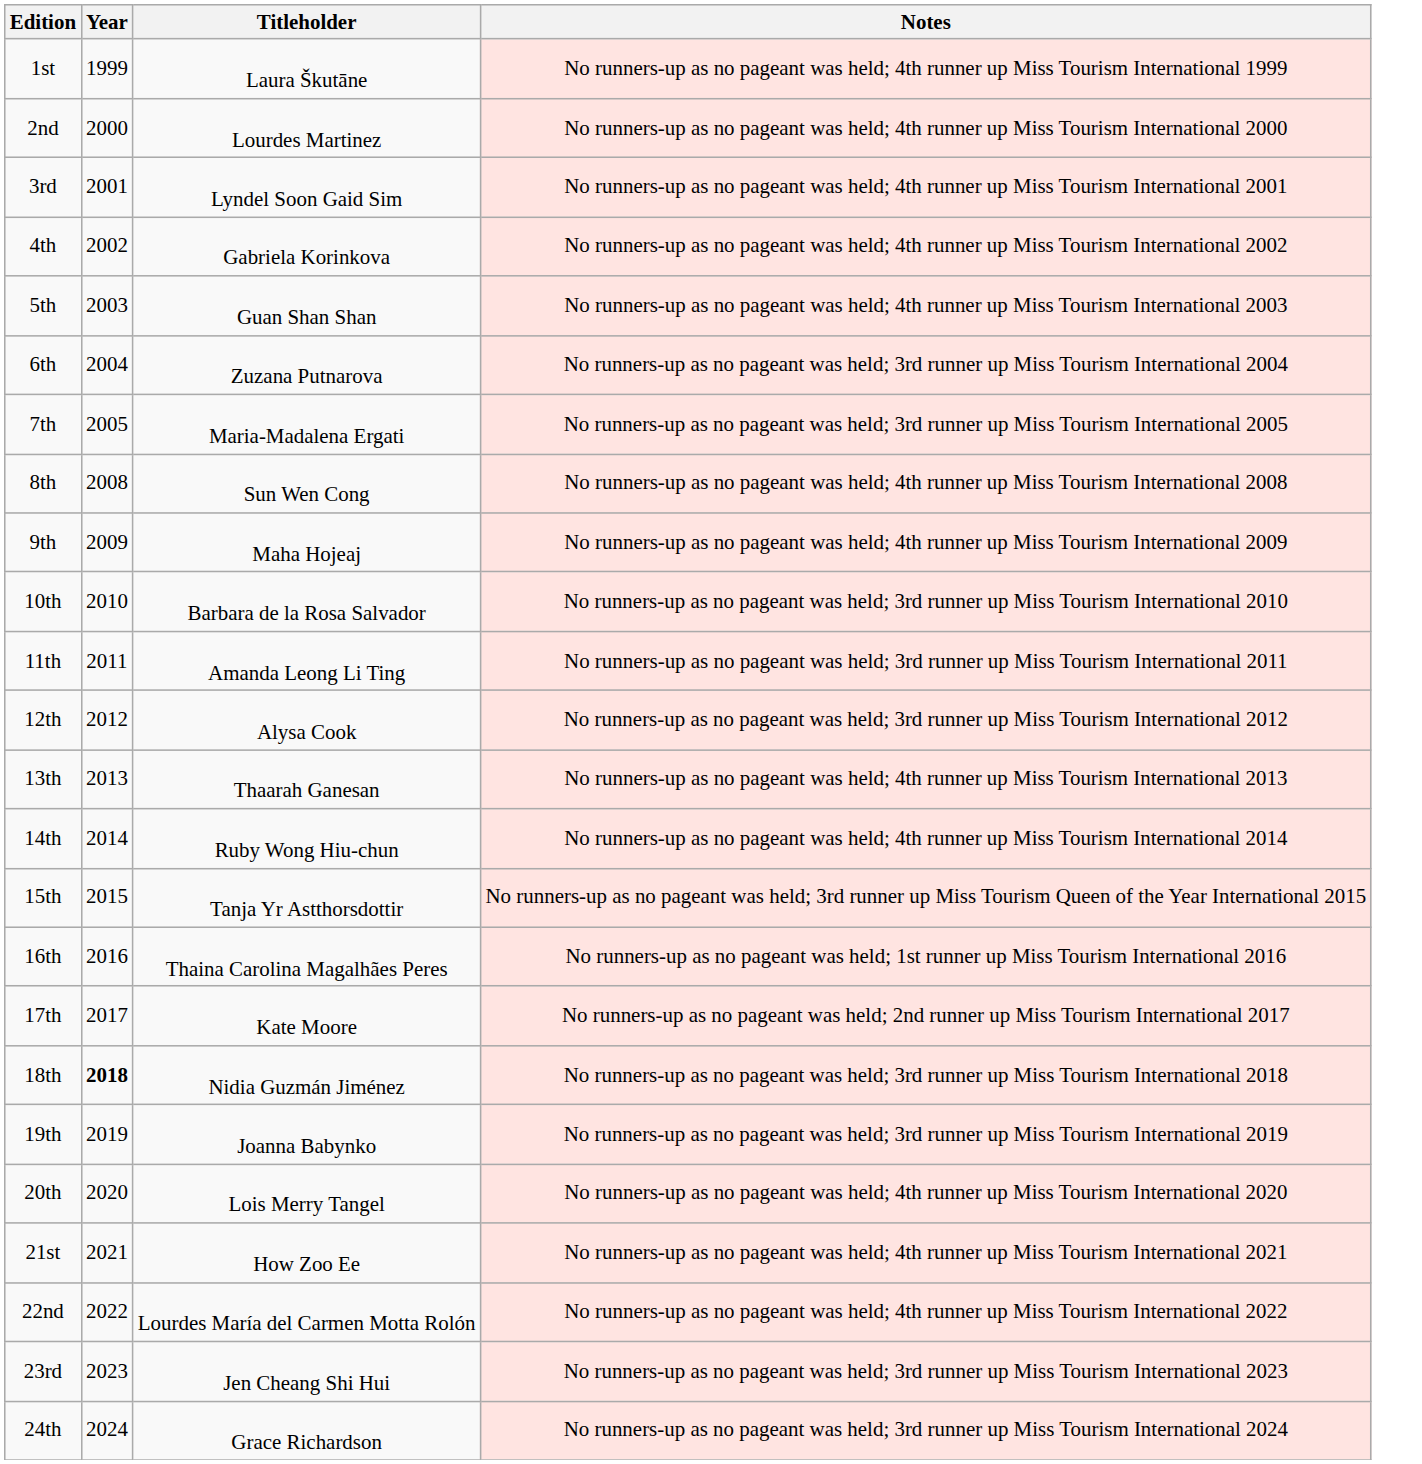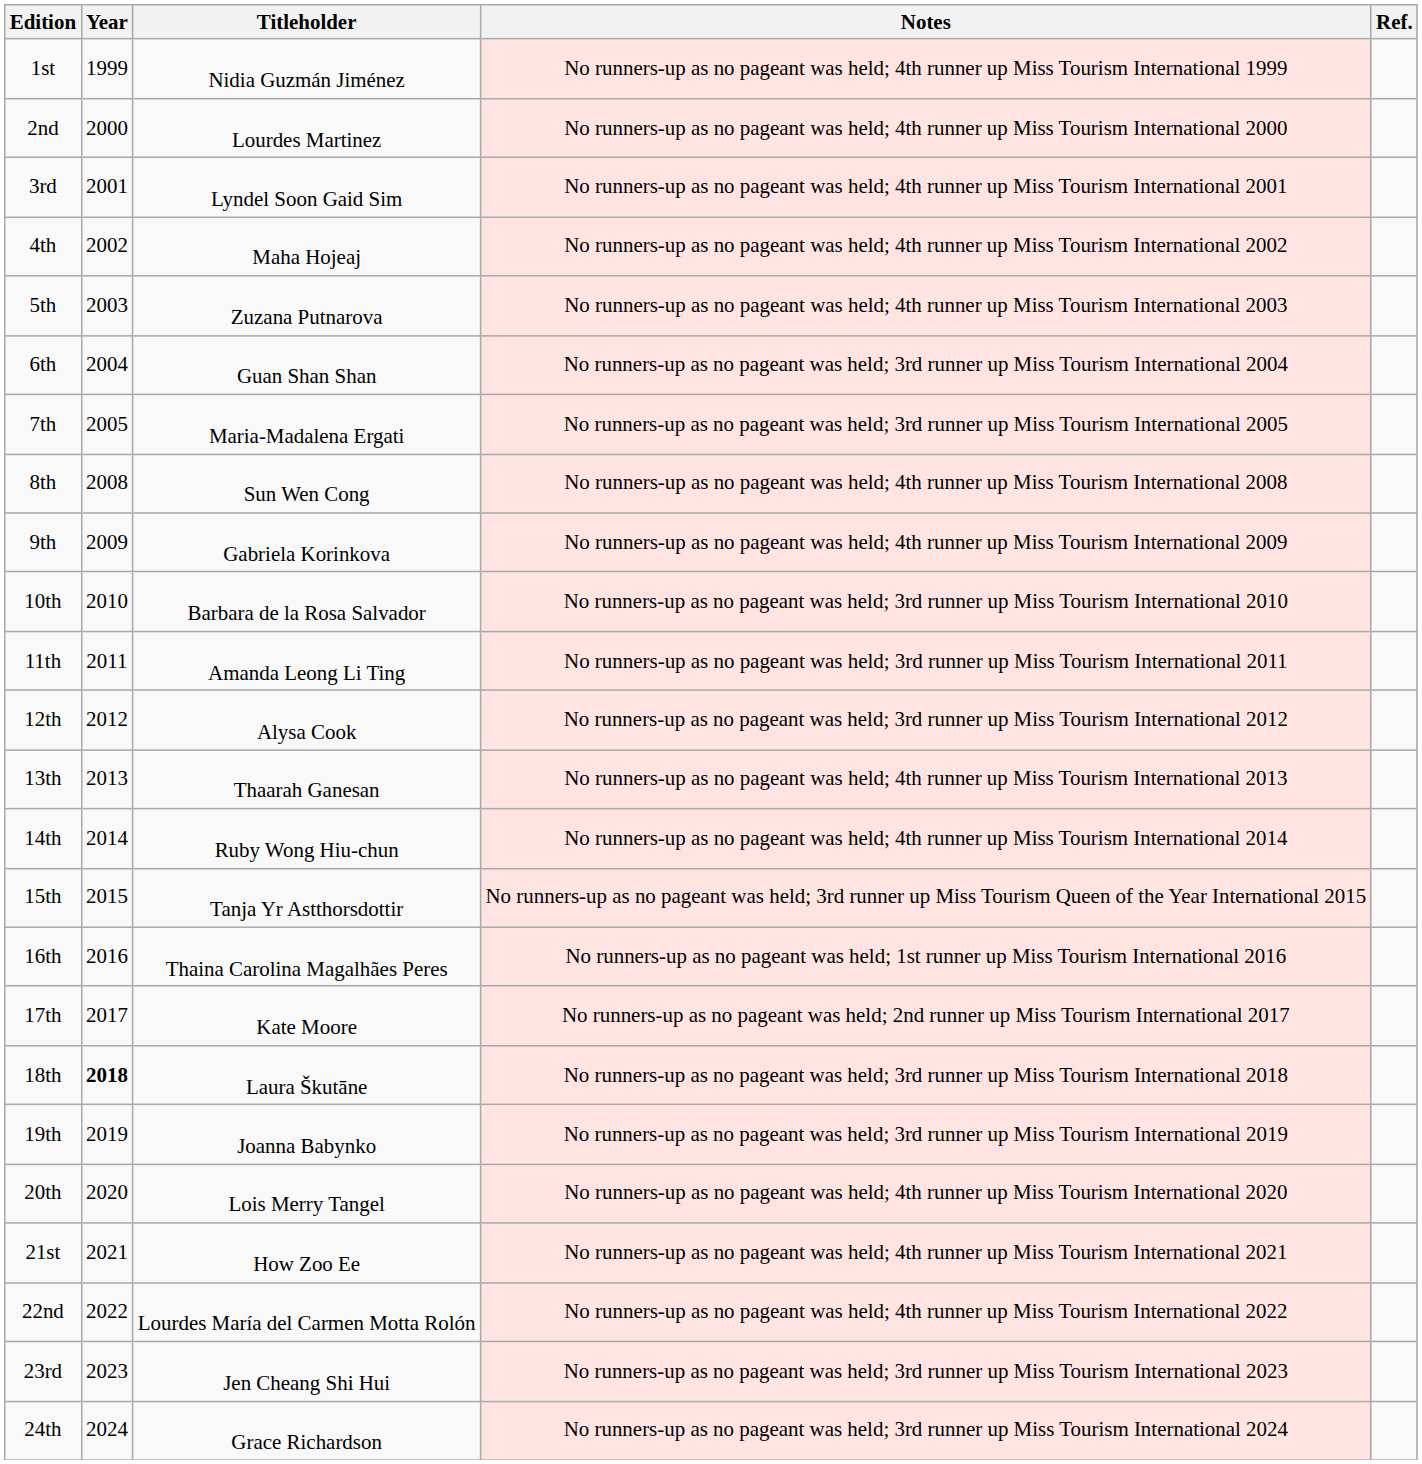+ column: (1394, 21)
(307, 80) Laura Škutāne -> (307, 80) Nidia Guzmán Jiménez
(307, 258) Gabriela Korinkova -> (307, 258) Maha Hojeaj
(307, 317) Guan Shan Shan -> (307, 317) Zuzana Putnarova
(307, 376) Zuzana Putnarova -> (307, 376) Guan Shan Shan
(307, 554) Maha Hojeaj -> (307, 554) Gabriela Korinkova
(307, 1086) Nidia Guzmán Jiménez -> (307, 1086) Laura Škutāne
